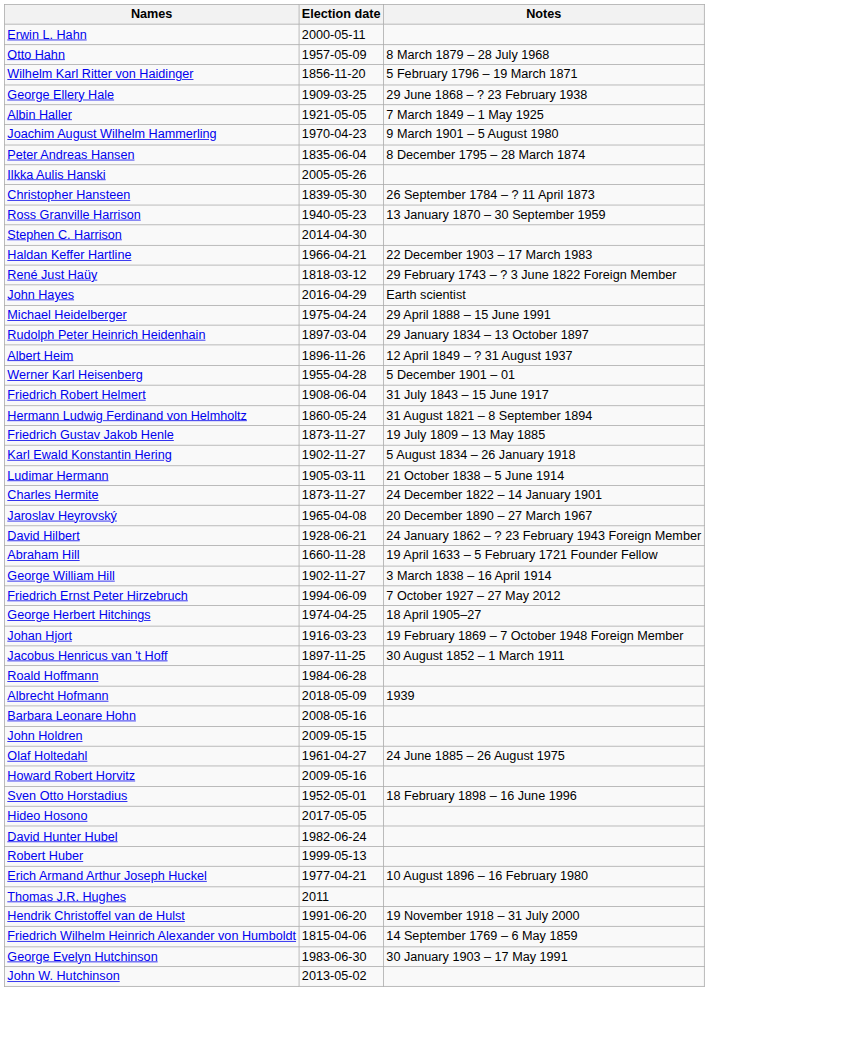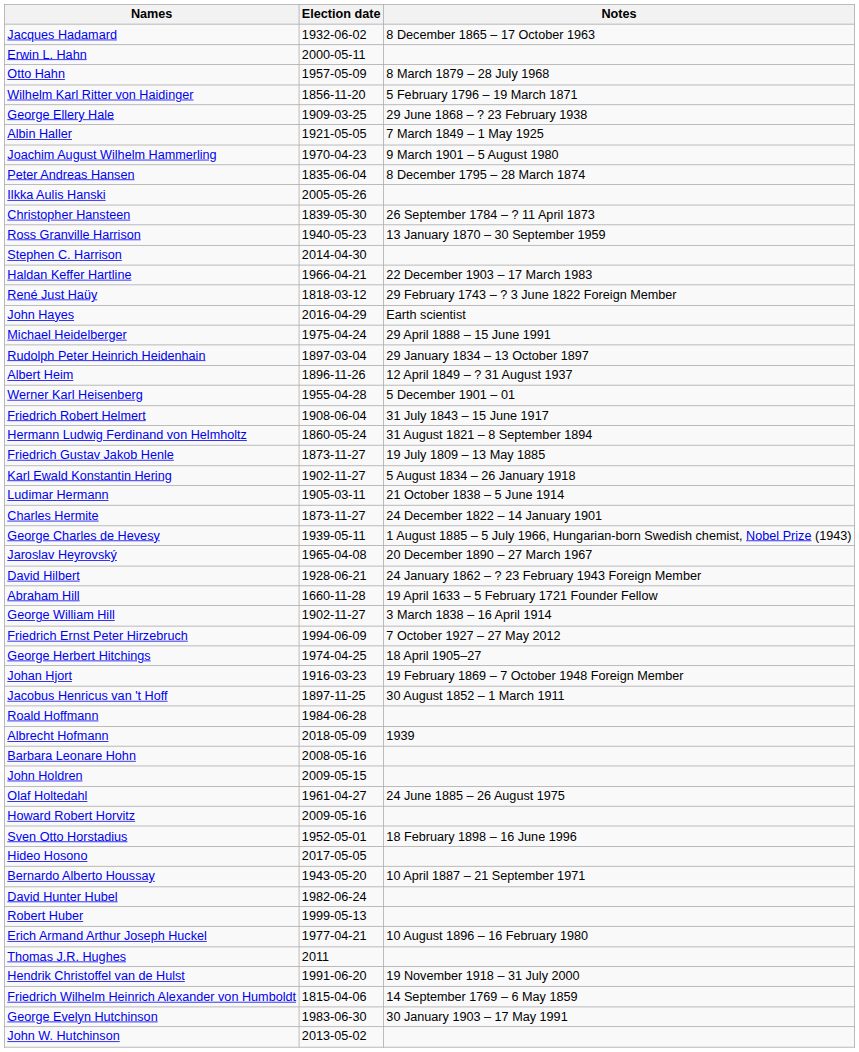+ row: (62, 34)
+ row: (84, 535)
+ row: (81, 876)
